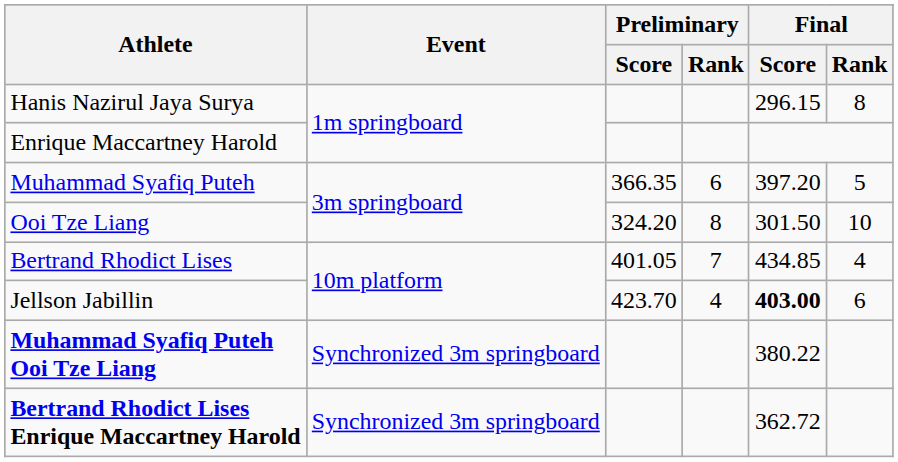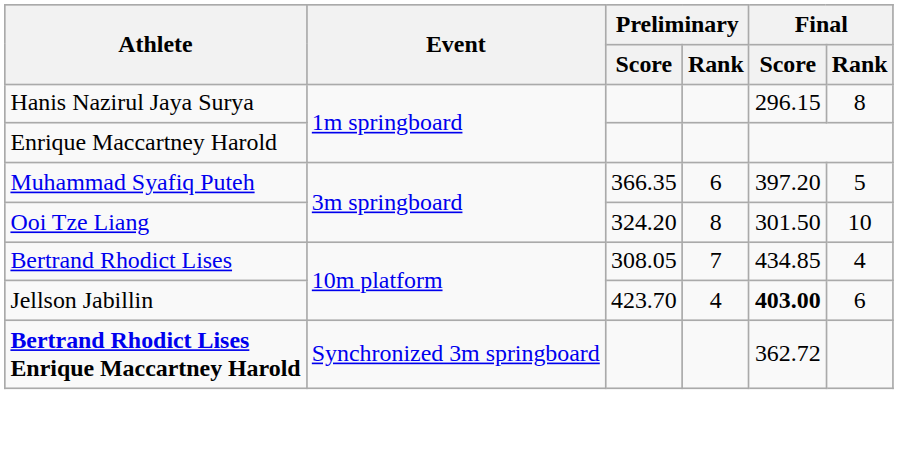(644, 261) 401.05 -> (644, 261) 308.05
- row: (142, 354)
